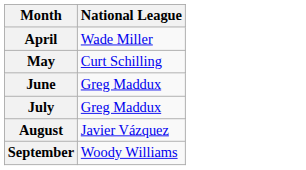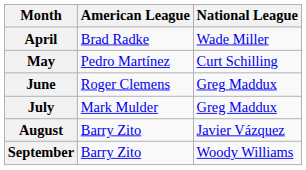+ column: (135, 15)
